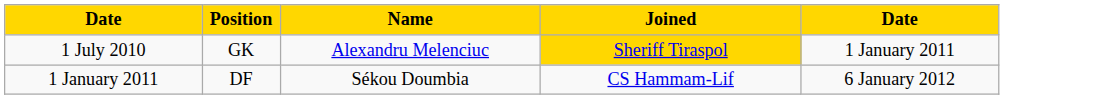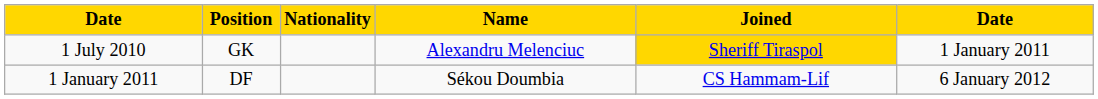+ column: (328, 19)
